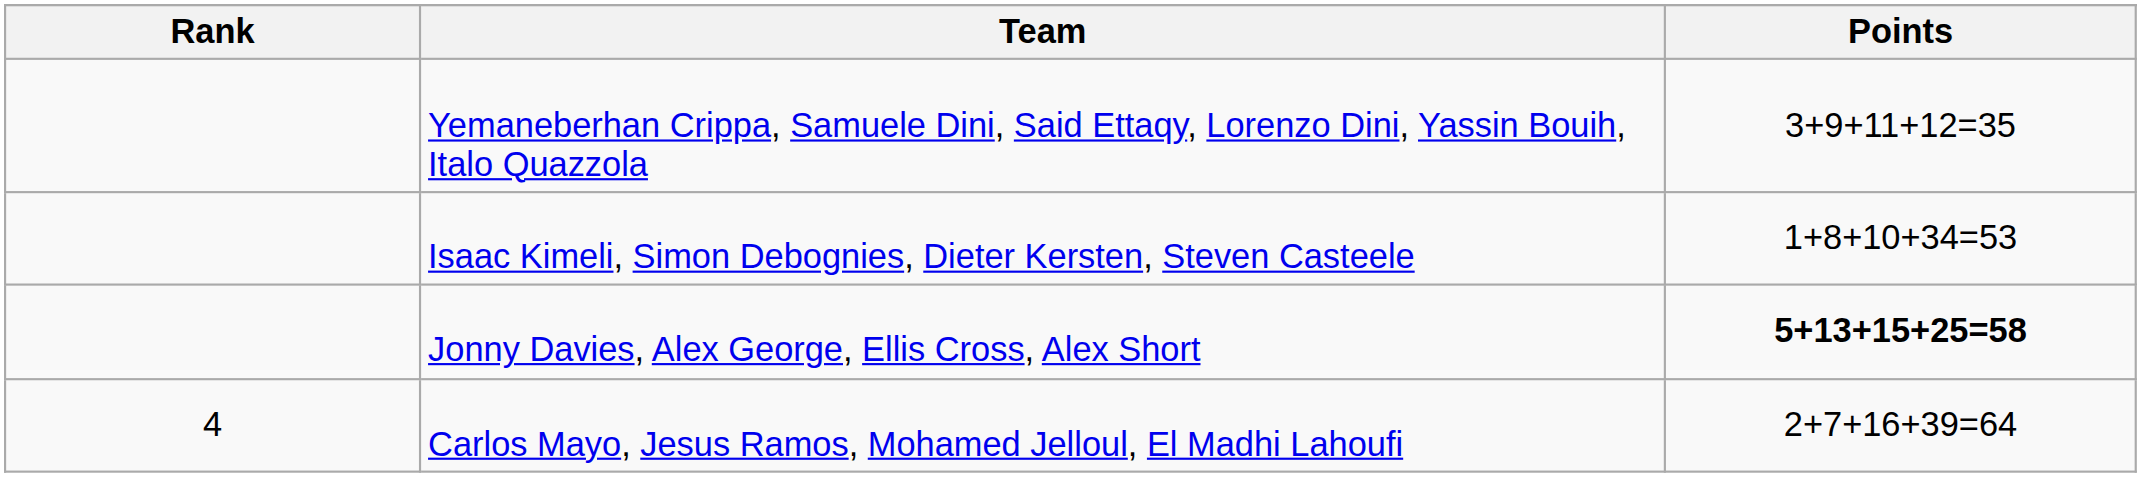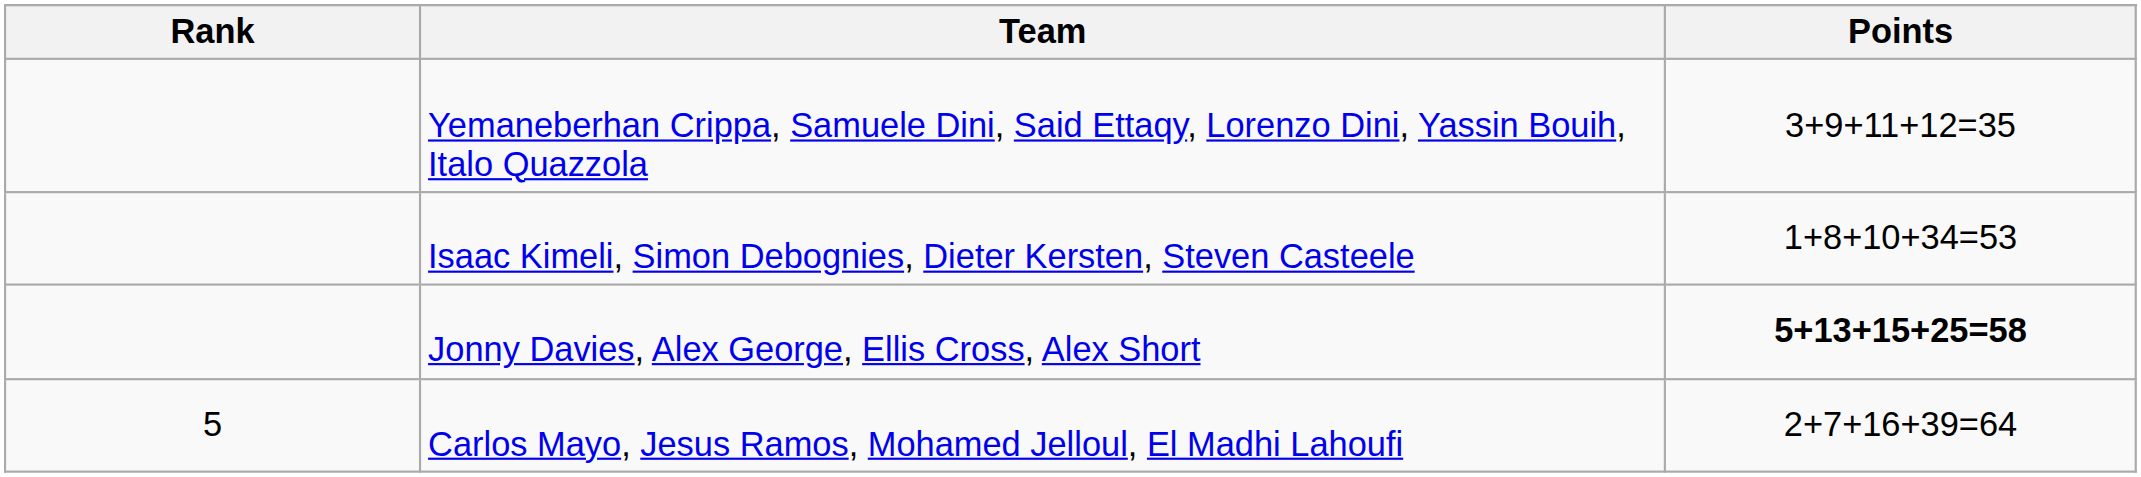(213, 424) 4 -> (213, 424) 5
